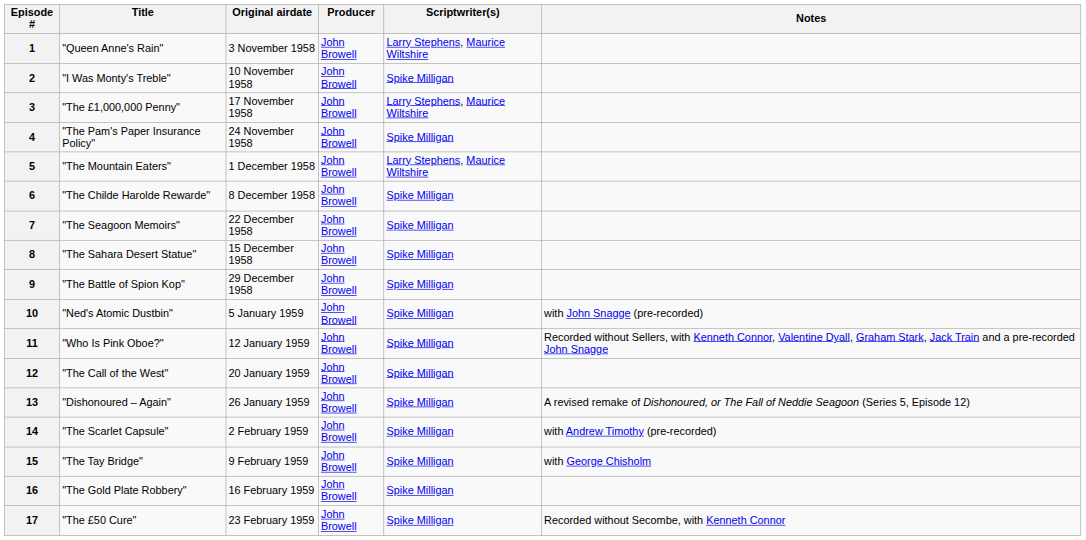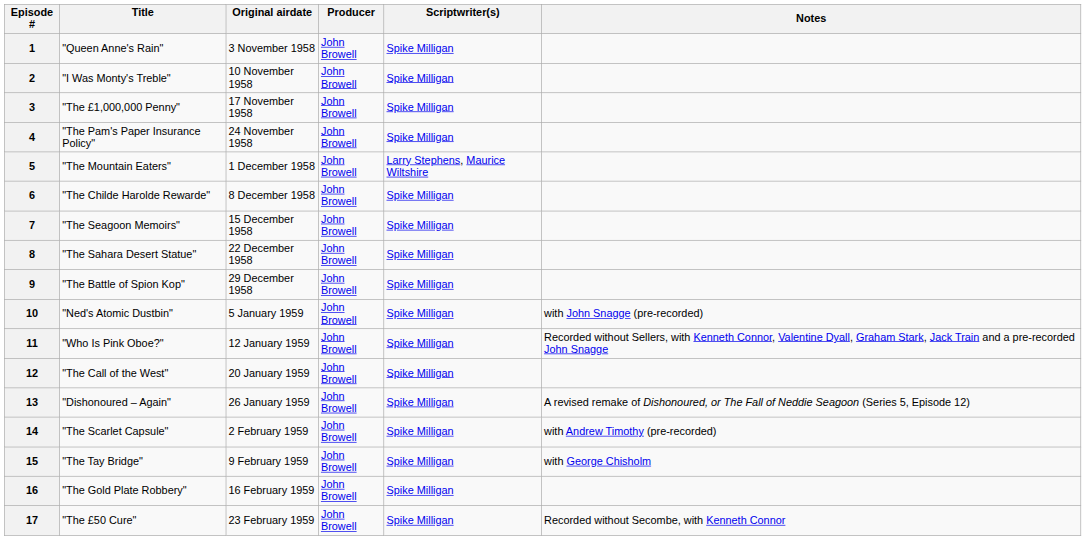(446, 48) Larry Stephens, Maurice Wiltshire -> (420, 48) Spike Milligan
(446, 107) Larry Stephens, Maurice Wiltshire -> (420, 107) Spike Milligan
(261, 225) 22 December 1958 -> (261, 225) 15 December 1958
(261, 255) 15 December 1958 -> (261, 255) 22 December 1958
